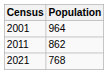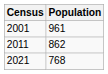(57, 28) 964 -> (57, 28) 961
